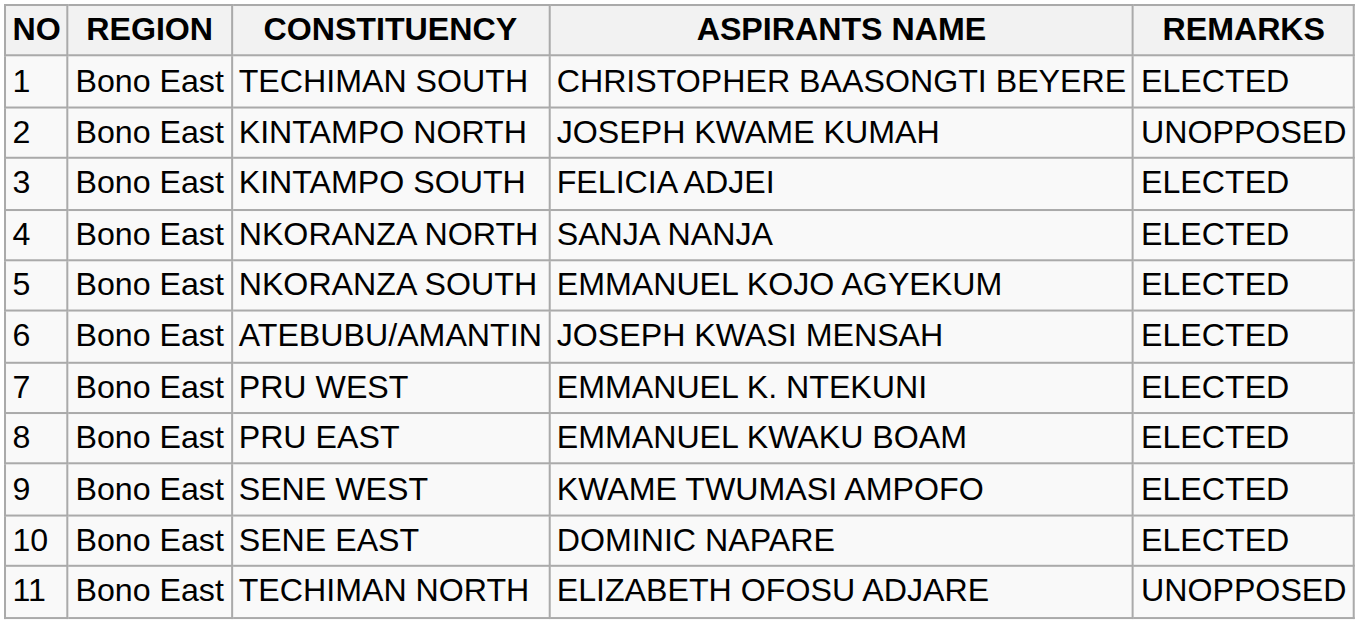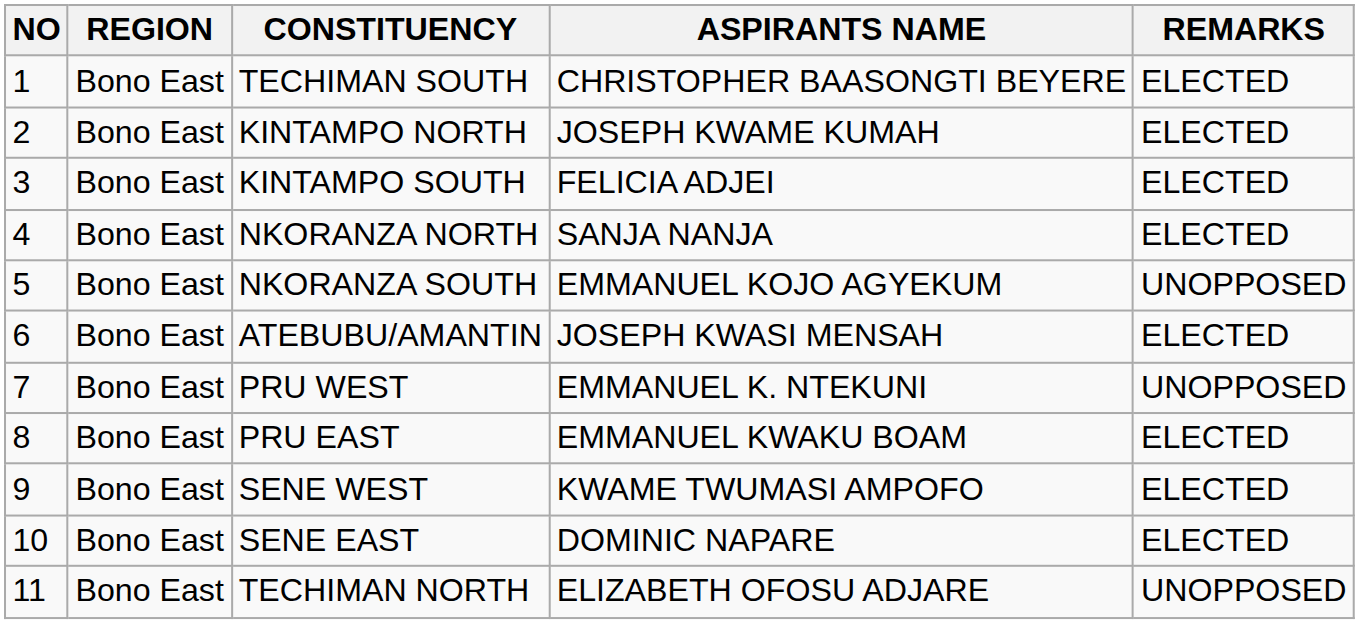(1244, 132) UNOPPOSED -> (1215, 132) ELECTED
(1215, 285) ELECTED -> (1244, 285) UNOPPOSED
(1215, 387) ELECTED -> (1244, 387) UNOPPOSED
